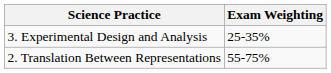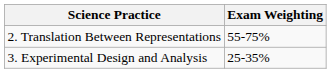rows swapped: (114, 57) <-> (107, 36)
